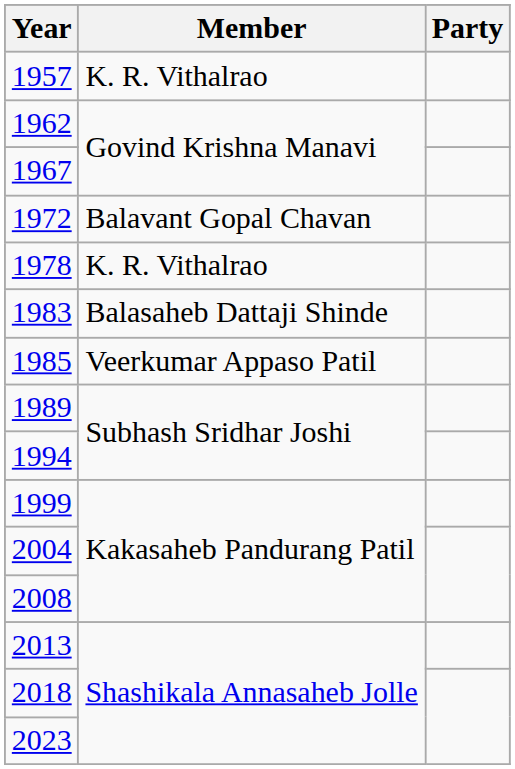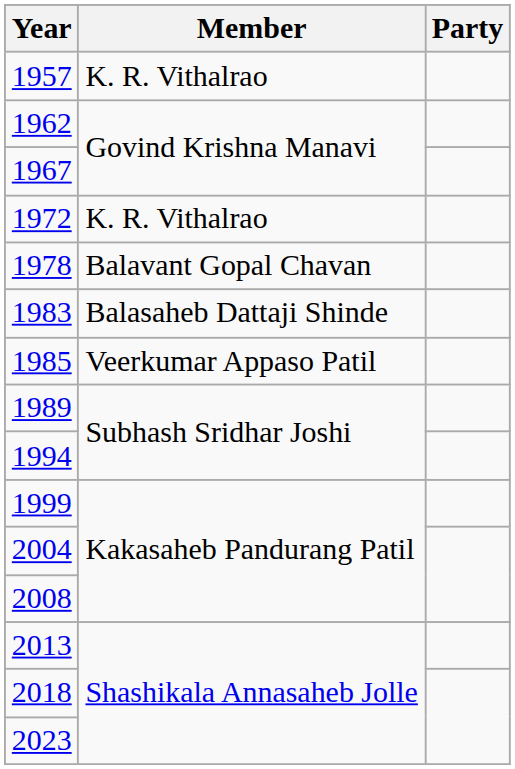(228, 218) Balavant Gopal Chavan -> (177, 218) K. R. Vithalrao
(177, 265) K. R. Vithalrao -> (228, 265) Balavant Gopal Chavan
